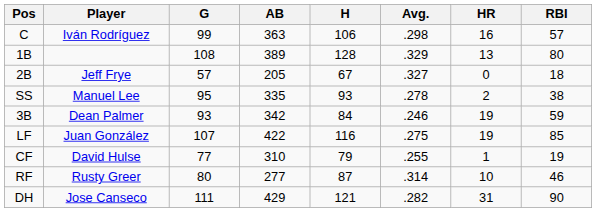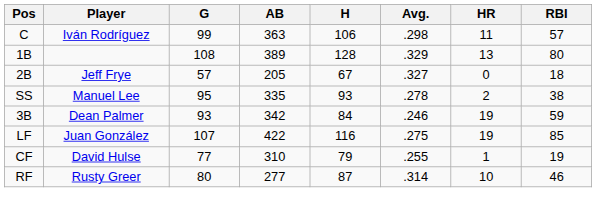(486, 34) 16 -> (486, 34) 11
- row: (24, 197)
